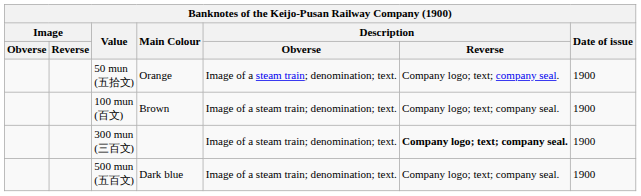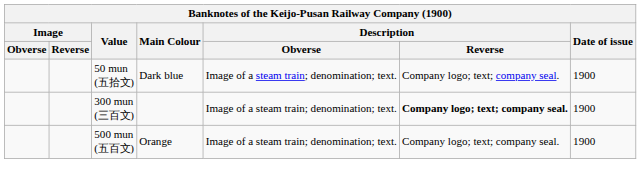(156, 76) Orange -> (161, 76) Dark blue
- row: (114, 108)
(161, 174) Dark blue -> (156, 142) Orange
